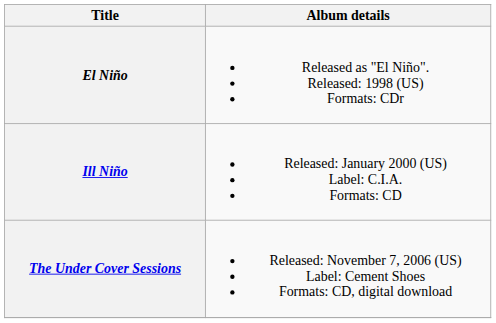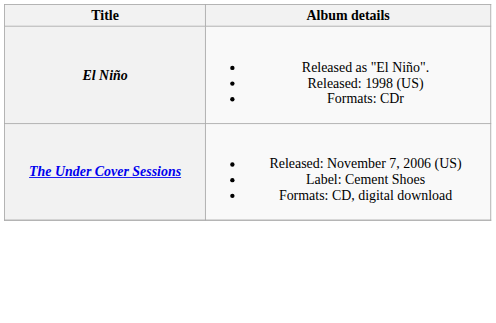- row: (105, 171)
